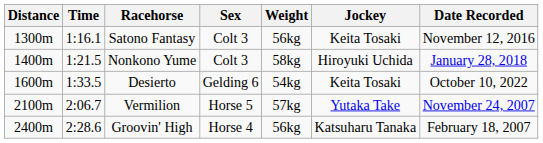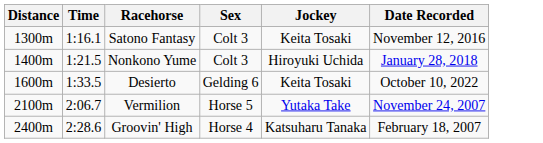- column: (287, 15)
